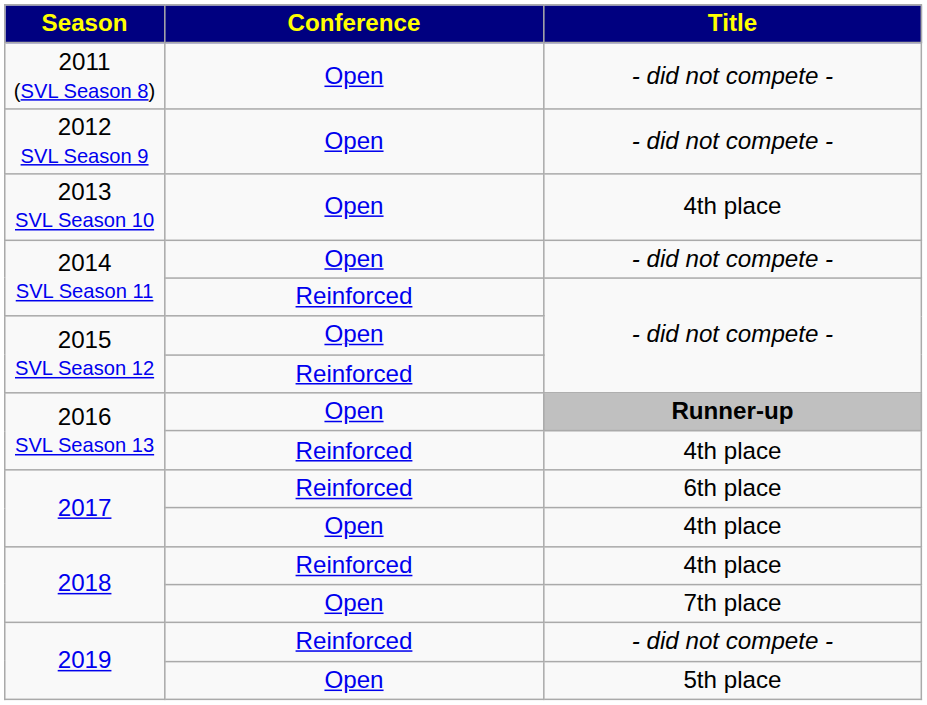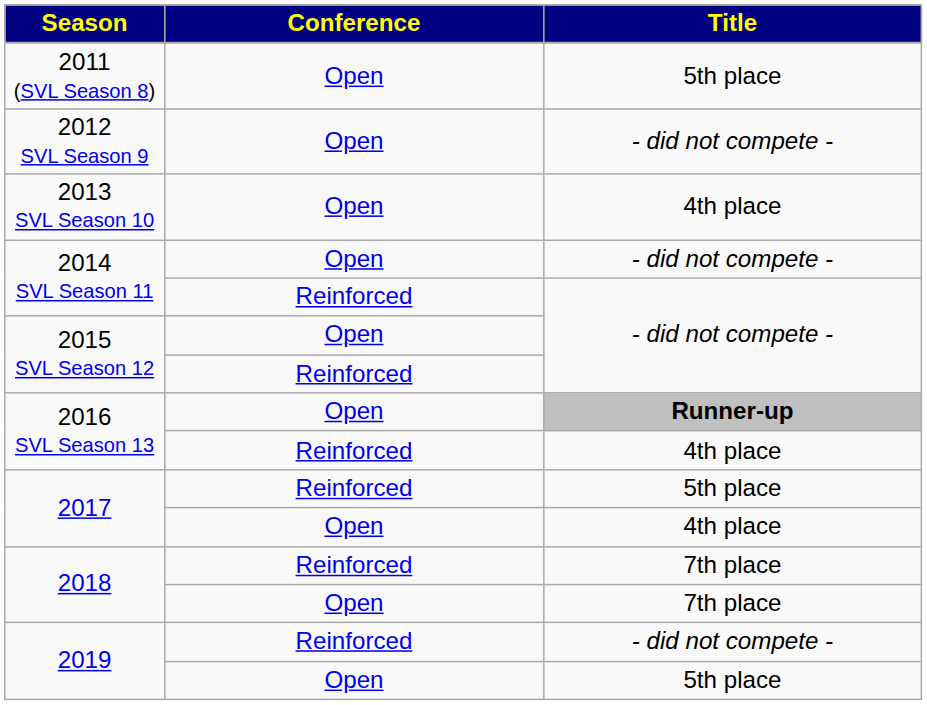(732, 75) - did not compete - -> (732, 75) 5th place
(732, 488) 6th place -> (732, 488) 5th place
(732, 564) 4th place -> (732, 564) 7th place
